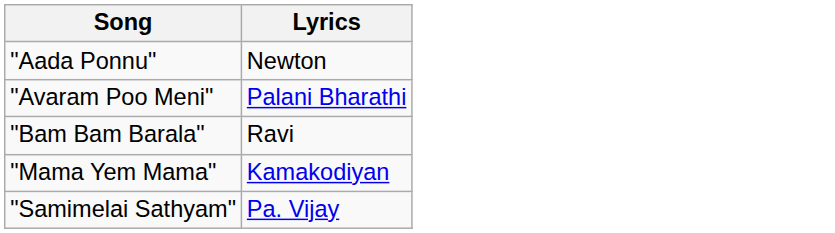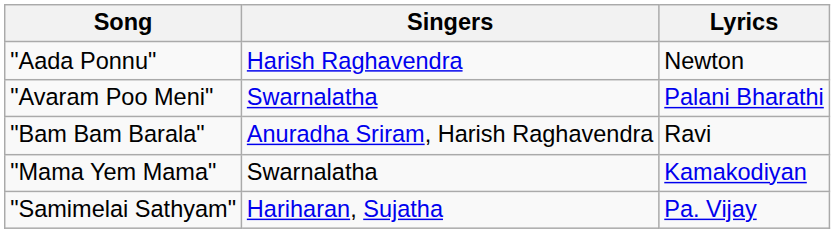+ column: (450, 23)
